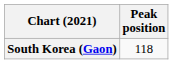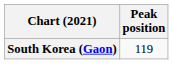(144, 48) 118 -> (144, 48) 119
